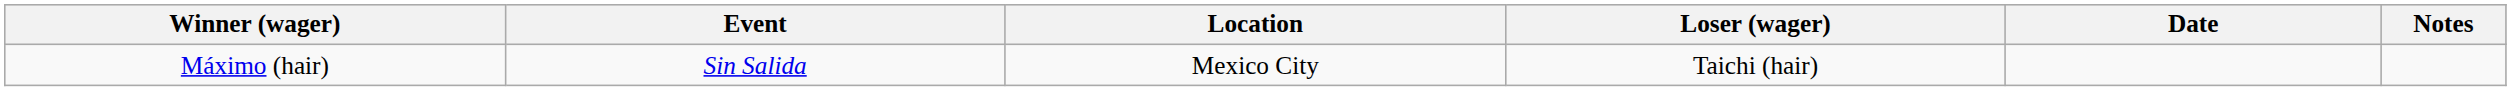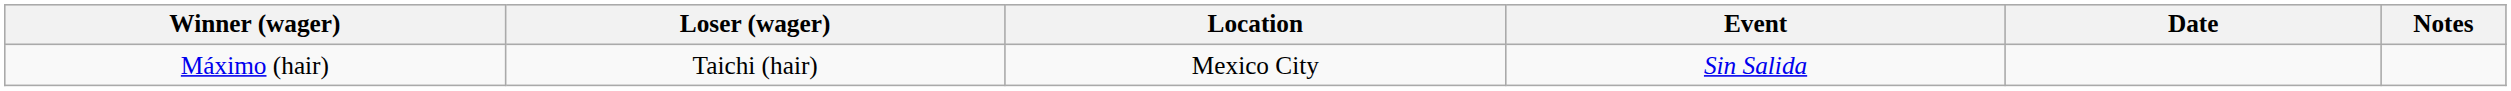columns swapped: (1756, 24) <-> (755, 24)
